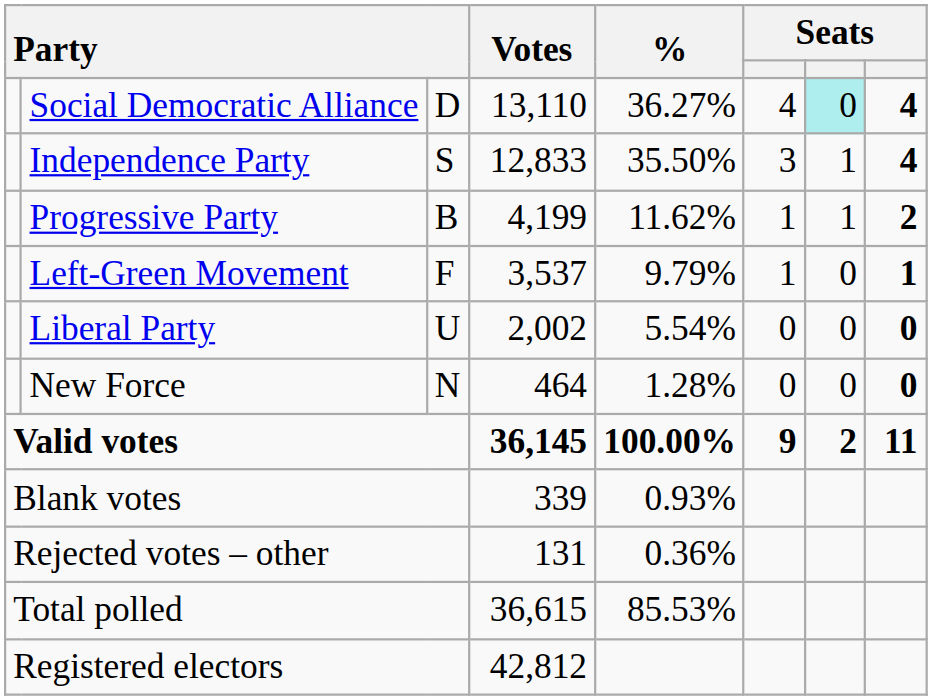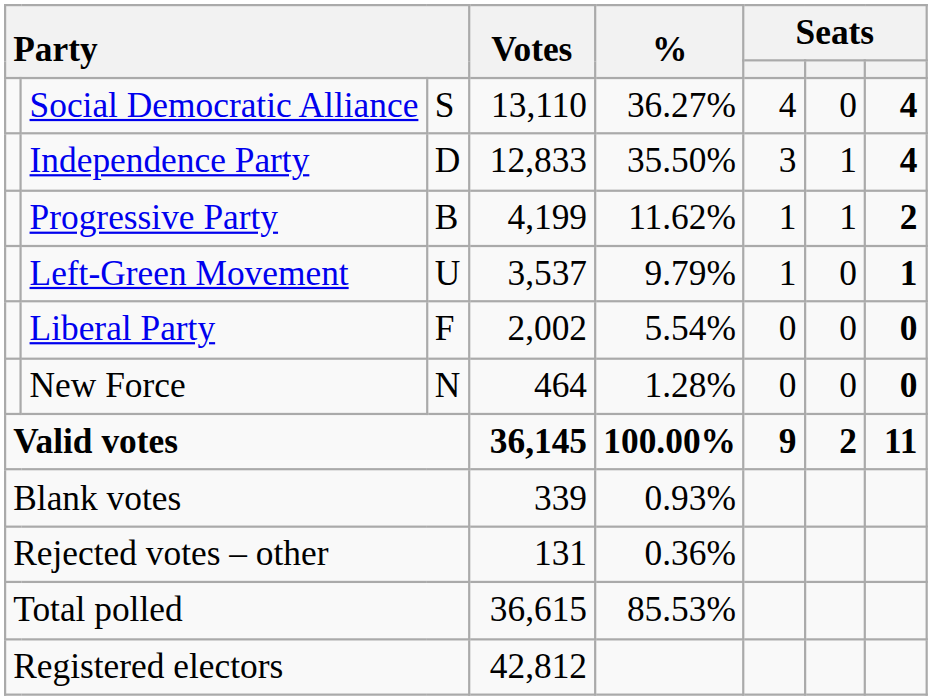(447, 104) D -> (445, 104) S
(848, 104) paleturquoise background -> (848, 104) no background
(445, 160) S -> (447, 160) D
(445, 273) F -> (447, 273) U
(447, 329) U -> (445, 329) F
